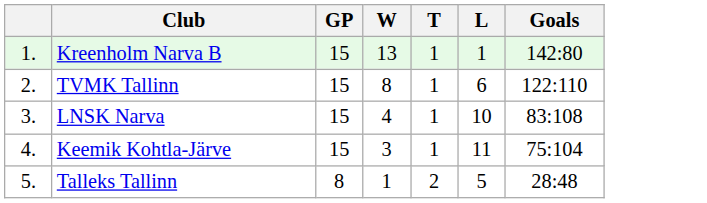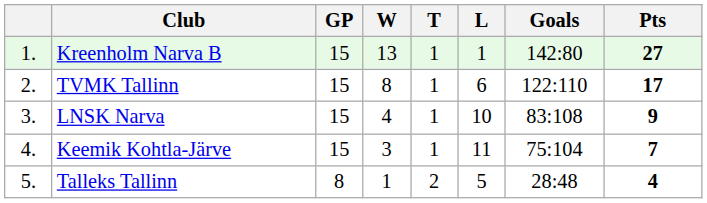+ column: (653, 20)
